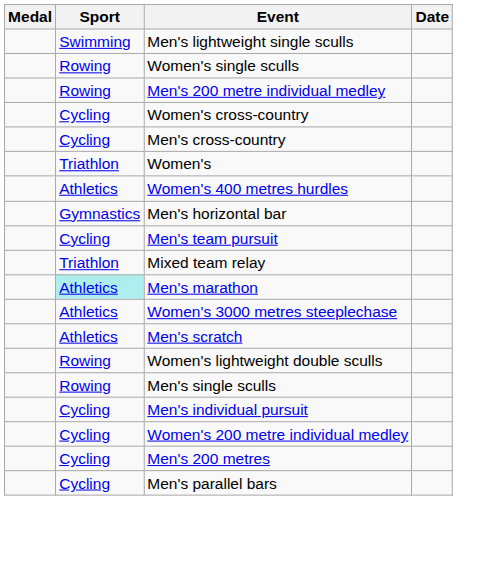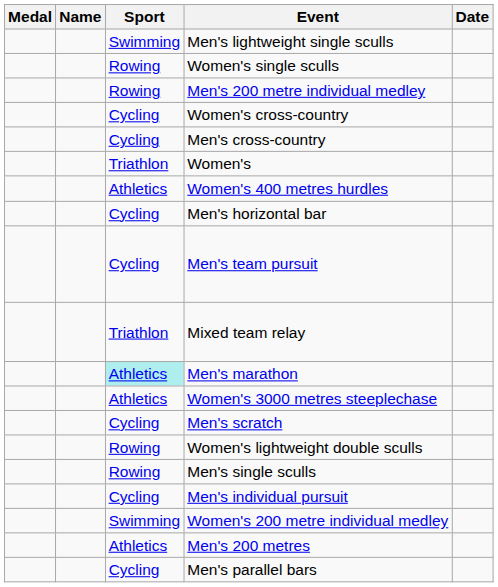+ column: (80, 17)
(100, 213) Gymnastics -> (134, 213) Cycling
(89, 336) Athletics -> (134, 423) Cycling
(85, 434) Cycling -> (144, 521) Swimming
(85, 459) Cycling -> (138, 545) Athletics
